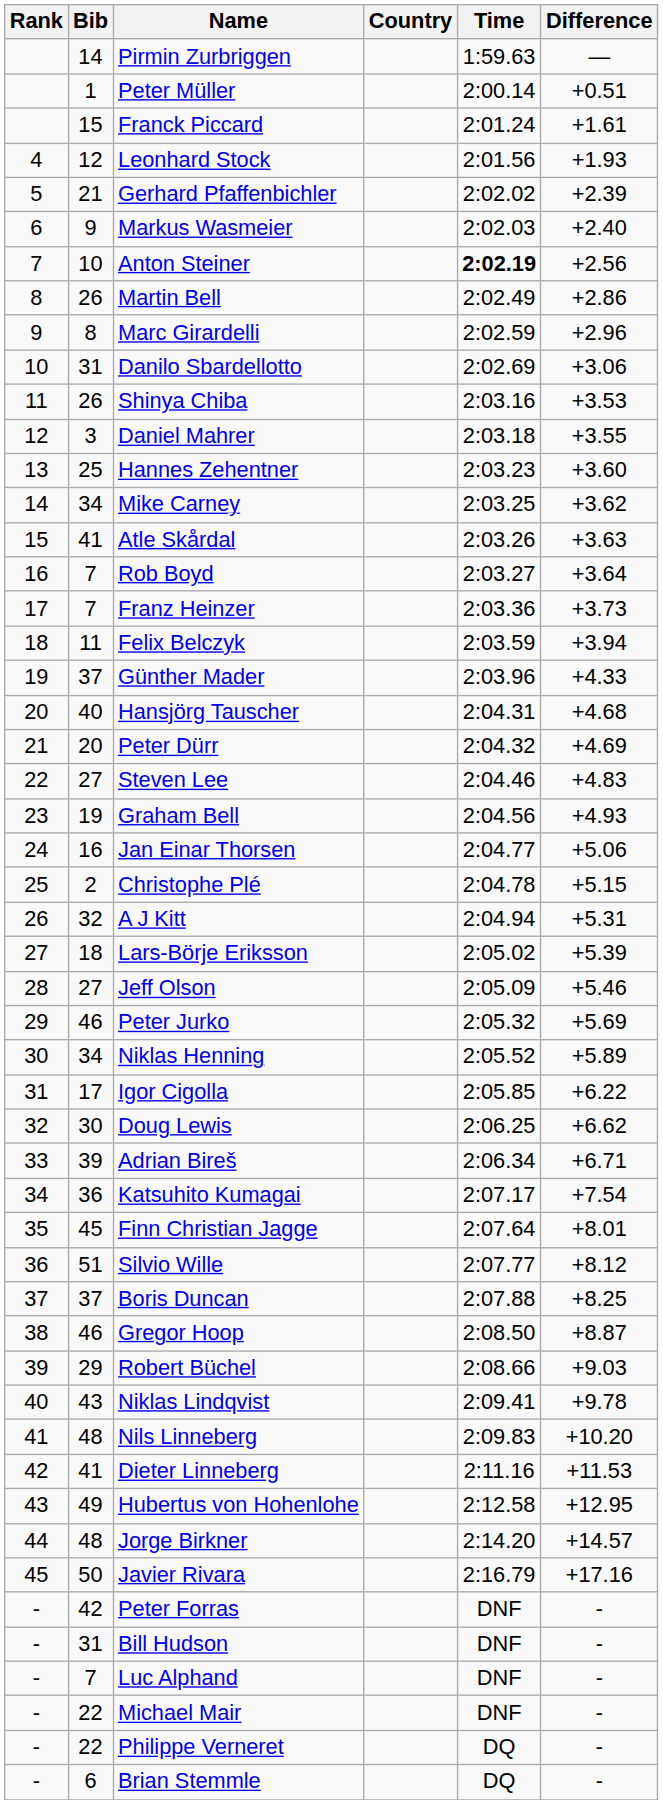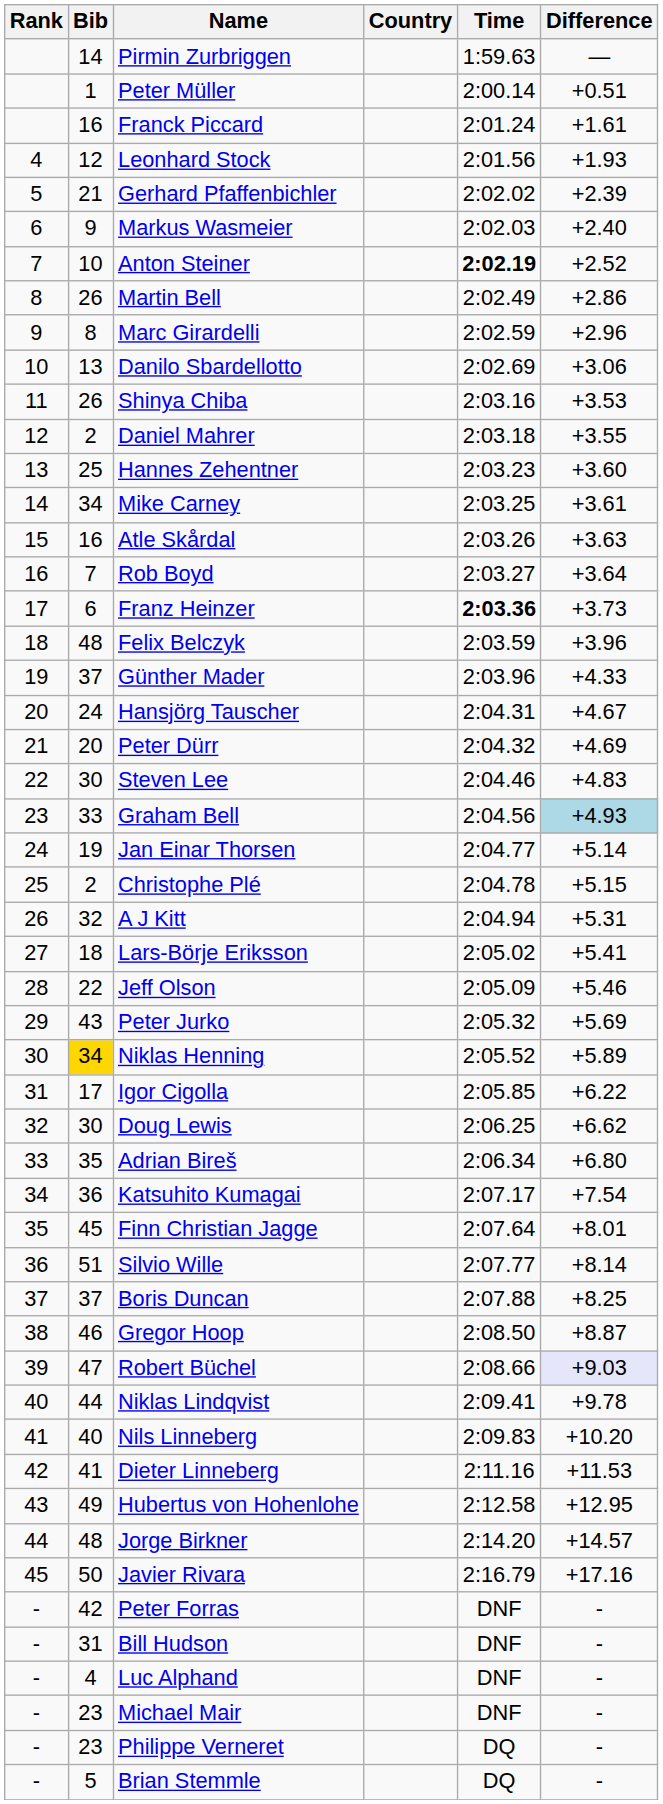(90, 125) 15 -> (90, 125) 16
(599, 263) +2.56 -> (599, 263) +2.52
(90, 366) 31 -> (90, 366) 13
(90, 435) 3 -> (90, 435) 2
(599, 504) +3.62 -> (599, 504) +3.61
(90, 539) 41 -> (90, 539) 16
(90, 608) 7 -> (90, 608) 6
(499, 608) normal -> (499, 608) bold
(90, 642) 11 -> (90, 642) 48
(599, 642) +3.94 -> (599, 642) +3.96
(90, 711) 40 -> (90, 711) 24
(599, 711) +4.68 -> (599, 711) +4.67
(90, 780) 27 -> (90, 780) 30
(90, 815) 19 -> (90, 815) 33
(599, 815) no background -> (599, 815) lightblue background
(90, 849) 16 -> (90, 849) 19
(599, 849) +5.06 -> (599, 849) +5.14
(599, 953) +5.39 -> (599, 953) +5.41
(90, 988) 27 -> (90, 988) 22
(90, 1022) 46 -> (90, 1022) 43
(90, 1057) no background -> (90, 1057) gold background
(90, 1160) 39 -> (90, 1160) 35
(599, 1160) +6.71 -> (599, 1160) +6.80
(599, 1264) +8.12 -> (599, 1264) +8.14
(90, 1367) 29 -> (90, 1367) 47
(599, 1367) no background -> (599, 1367) lavender background
(90, 1402) 43 -> (90, 1402) 44
(90, 1436) 48 -> (90, 1436) 40
(90, 1678) 7 -> (90, 1678) 4
(90, 1712) 22 -> (90, 1712) 23
(90, 1747) 22 -> (90, 1747) 23
(90, 1781) 6 -> (90, 1781) 5
